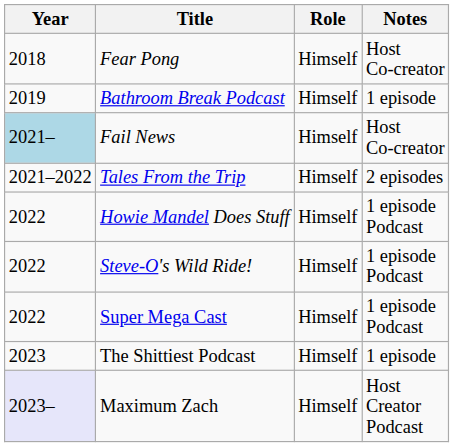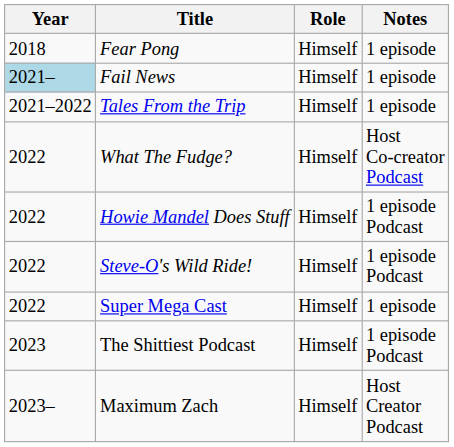(405, 58) Host Co-creator -> (401, 48) 1 episode
- row: (192, 98)
(405, 137) Host Co-creator -> (401, 77) 1 episode
(405, 177) 2 episodes -> (401, 106) 1 episode
+ row: (166, 156)
(401, 316) 1 episode Podcast -> (401, 306) 1 episode
(401, 356) 1 episode -> (401, 345) 1 episode Podcast
(32, 405) lavender background -> (32, 405) no background
